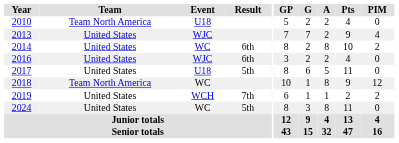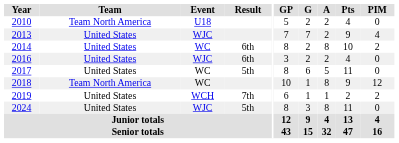(203, 71) U18 -> (203, 71) WC
(203, 107) WC -> (203, 107) WJC
